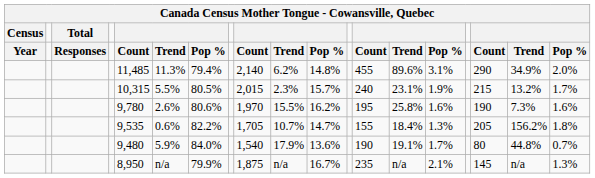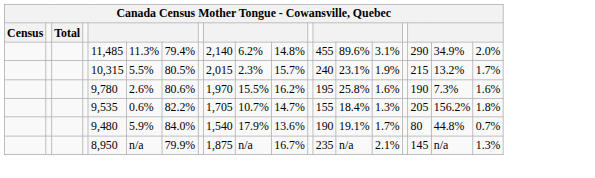- row: (25, 51)
